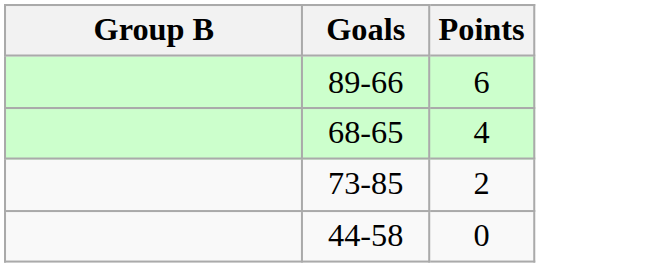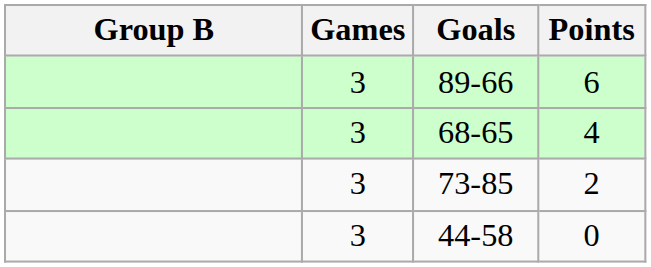+ column: (358, 30)
